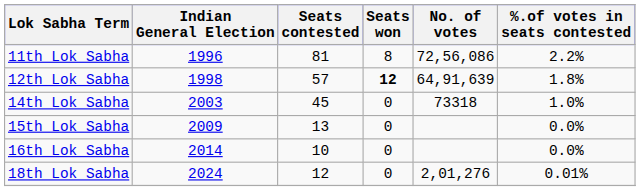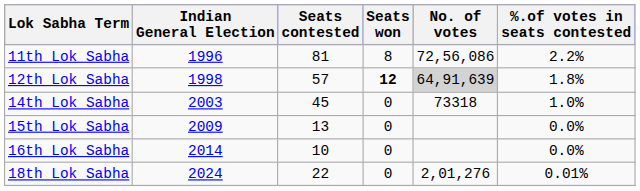(455, 80) no background -> (455, 80) lightgrey background
(320, 174) 12 -> (320, 174) 22
